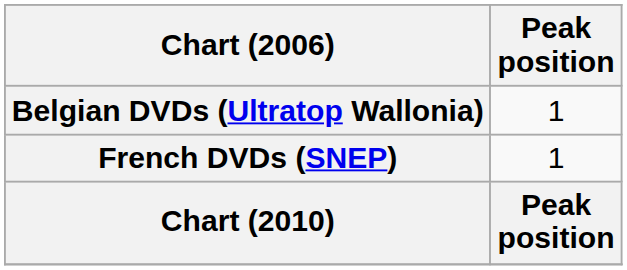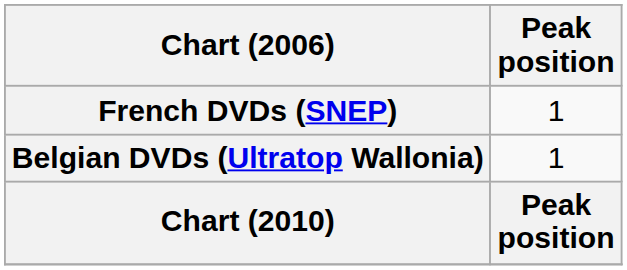rows swapped: (248, 109) <-> (248, 157)
